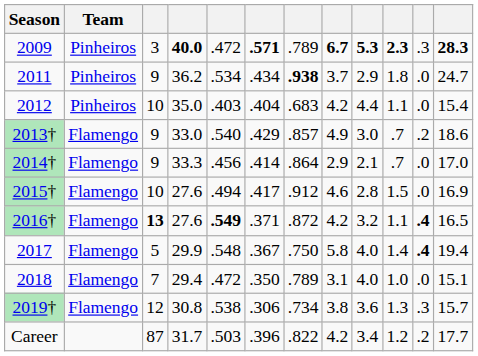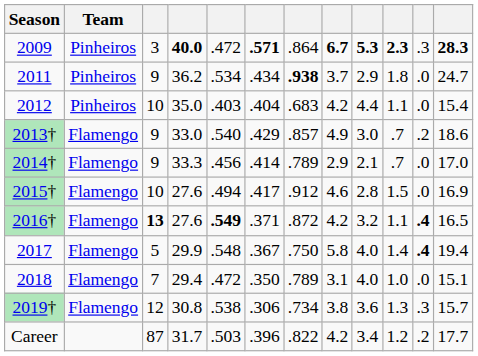(303, 47) .789 -> (303, 47) .864
(303, 163) .864 -> (303, 163) .789
